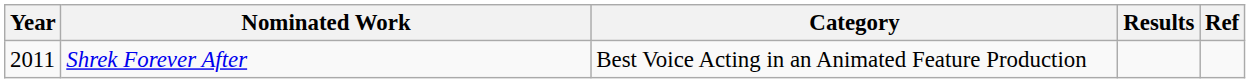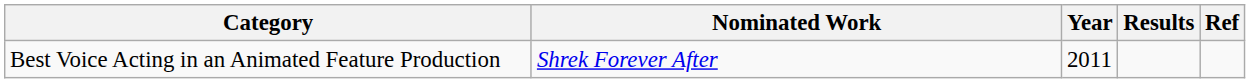columns swapped: (33, 22) <-> (854, 22)
